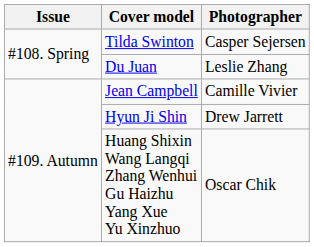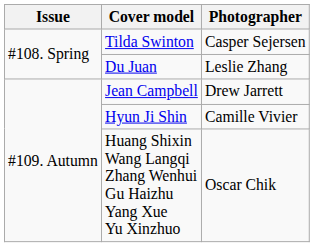(251, 91) Camille Vivier -> (244, 91) Drew Jarrett
(244, 116) Drew Jarrett -> (251, 116) Camille Vivier
